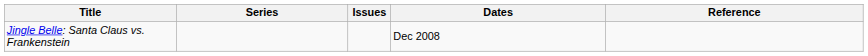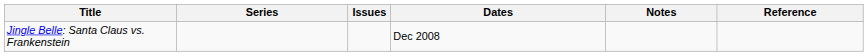+ column: (661, 13)
